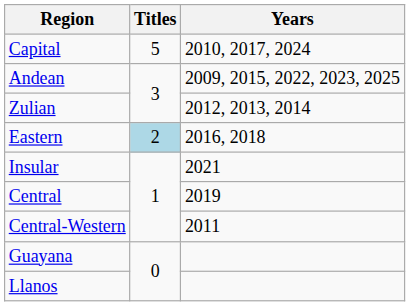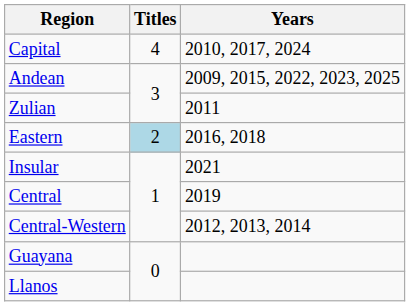(155, 49) 5 -> (155, 49) 4
(248, 108) 2012, 2013, 2014 -> (202, 108) 2011
(202, 226) 2011 -> (248, 226) 2012, 2013, 2014
